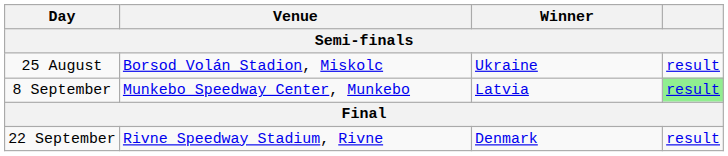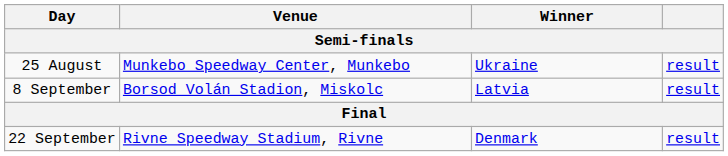(253, 65) Borsod Volán Stadion, Miskolc -> (266, 65) Munkebo Speedway Center, Munkebo
(266, 90) Munkebo Speedway Center, Munkebo -> (253, 90) Borsod Volán Stadion, Miskolc
(693, 90) lightgreen background -> (693, 90) no background
